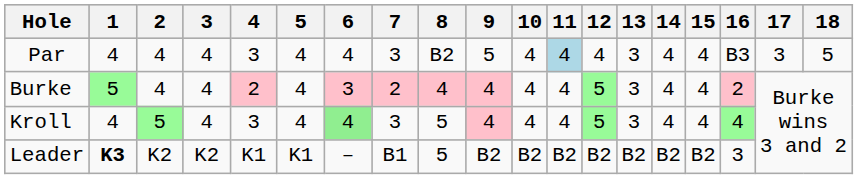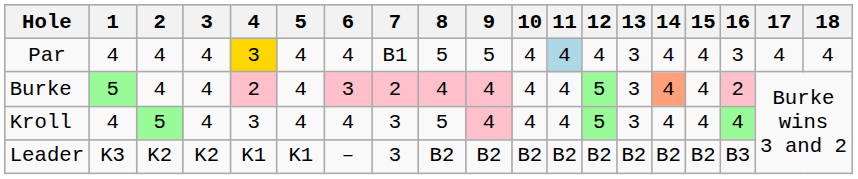(254, 55) no background -> (254, 55) gold background
(395, 55) 3 -> (395, 55) B1
(442, 55) B2 -> (442, 55) 5
(738, 55) B3 -> (738, 55) 3
(779, 55) 3 -> (779, 55) 4
(828, 55) 5 -> (828, 55) 4
(668, 89) no background -> (668, 89) lightsalmon background
(348, 123) lightgreen background -> (348, 123) no background
(113, 156) bold -> (113, 156) normal
(395, 156) B1 -> (395, 156) 3
(442, 156) 5 -> (442, 156) B2
(738, 156) 3 -> (738, 156) B3
